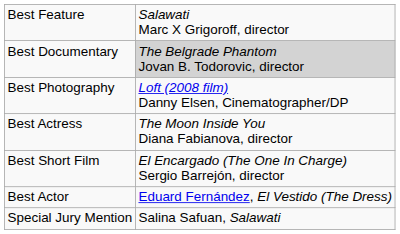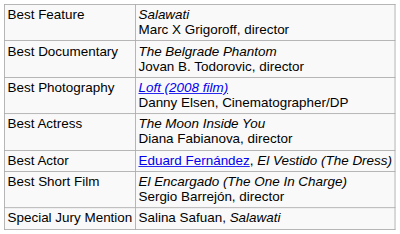(221, 59) lightgrey background -> (221, 59) no background
rows swapped: (38, 197) <-> (53, 160)
